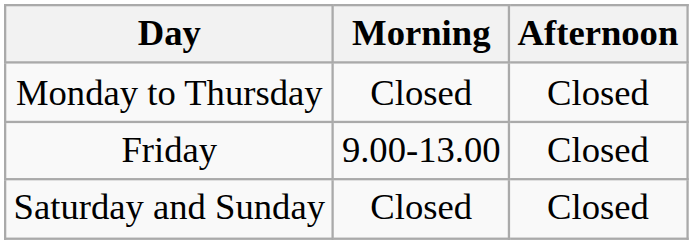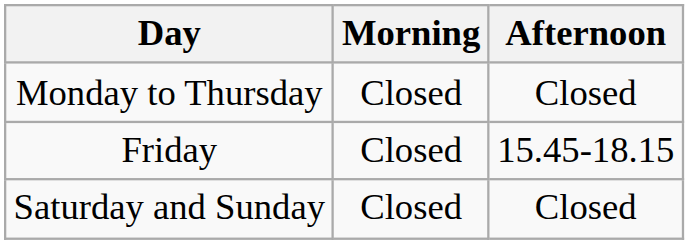(421, 149) 9.00-13.00 -> (411, 149) Closed
(598, 149) Closed -> (586, 149) 15.45-18.15
